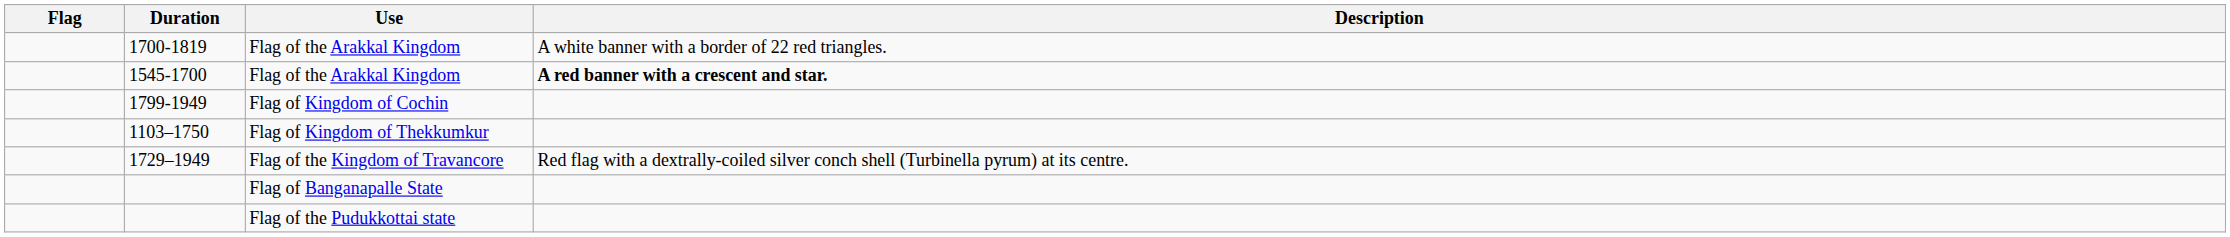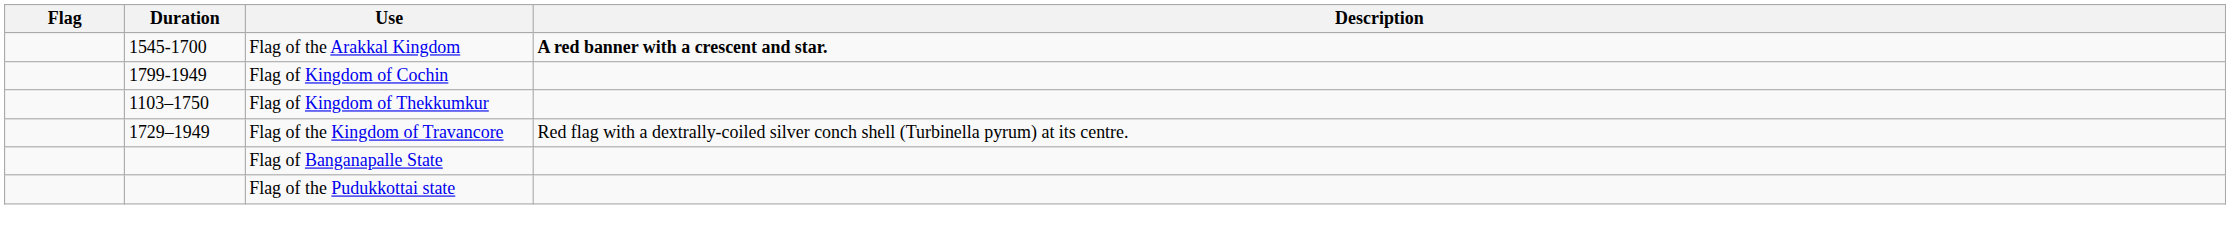- row: (168, 47)
